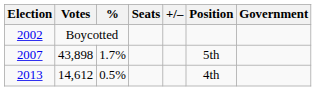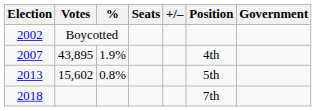(76, 55) 43,898 -> (76, 55) 43,895
(112, 55) 1.7% -> (112, 55) 1.9%
(211, 55) 5th -> (211, 55) 4th
(76, 75) 14,612 -> (76, 75) 15,602
(112, 75) 0.5% -> (112, 75) 0.8%
(211, 75) 4th -> (211, 75) 5th
+ row: (30, 95)
